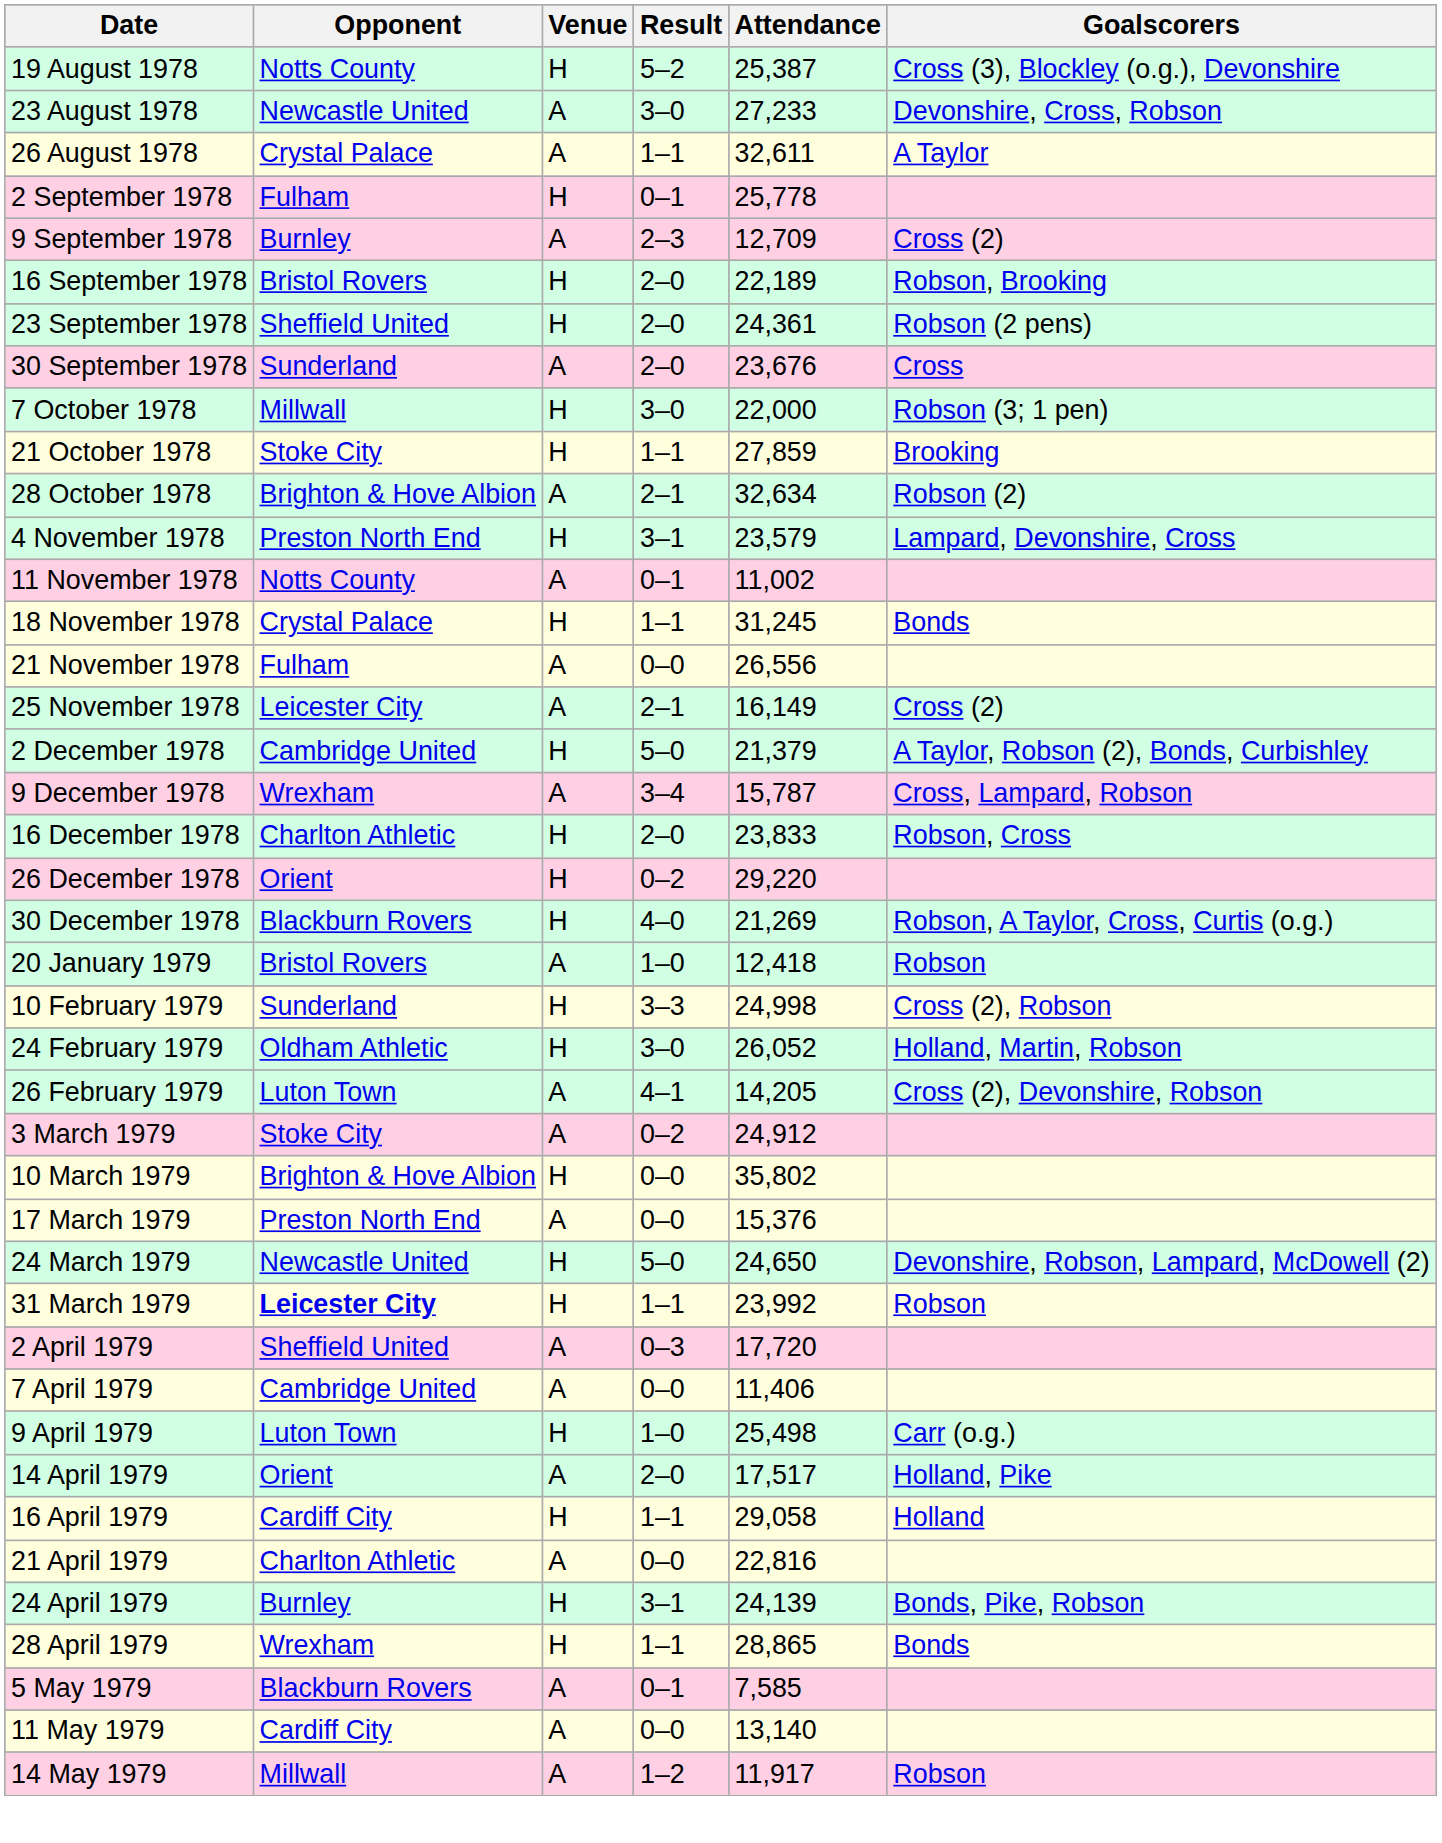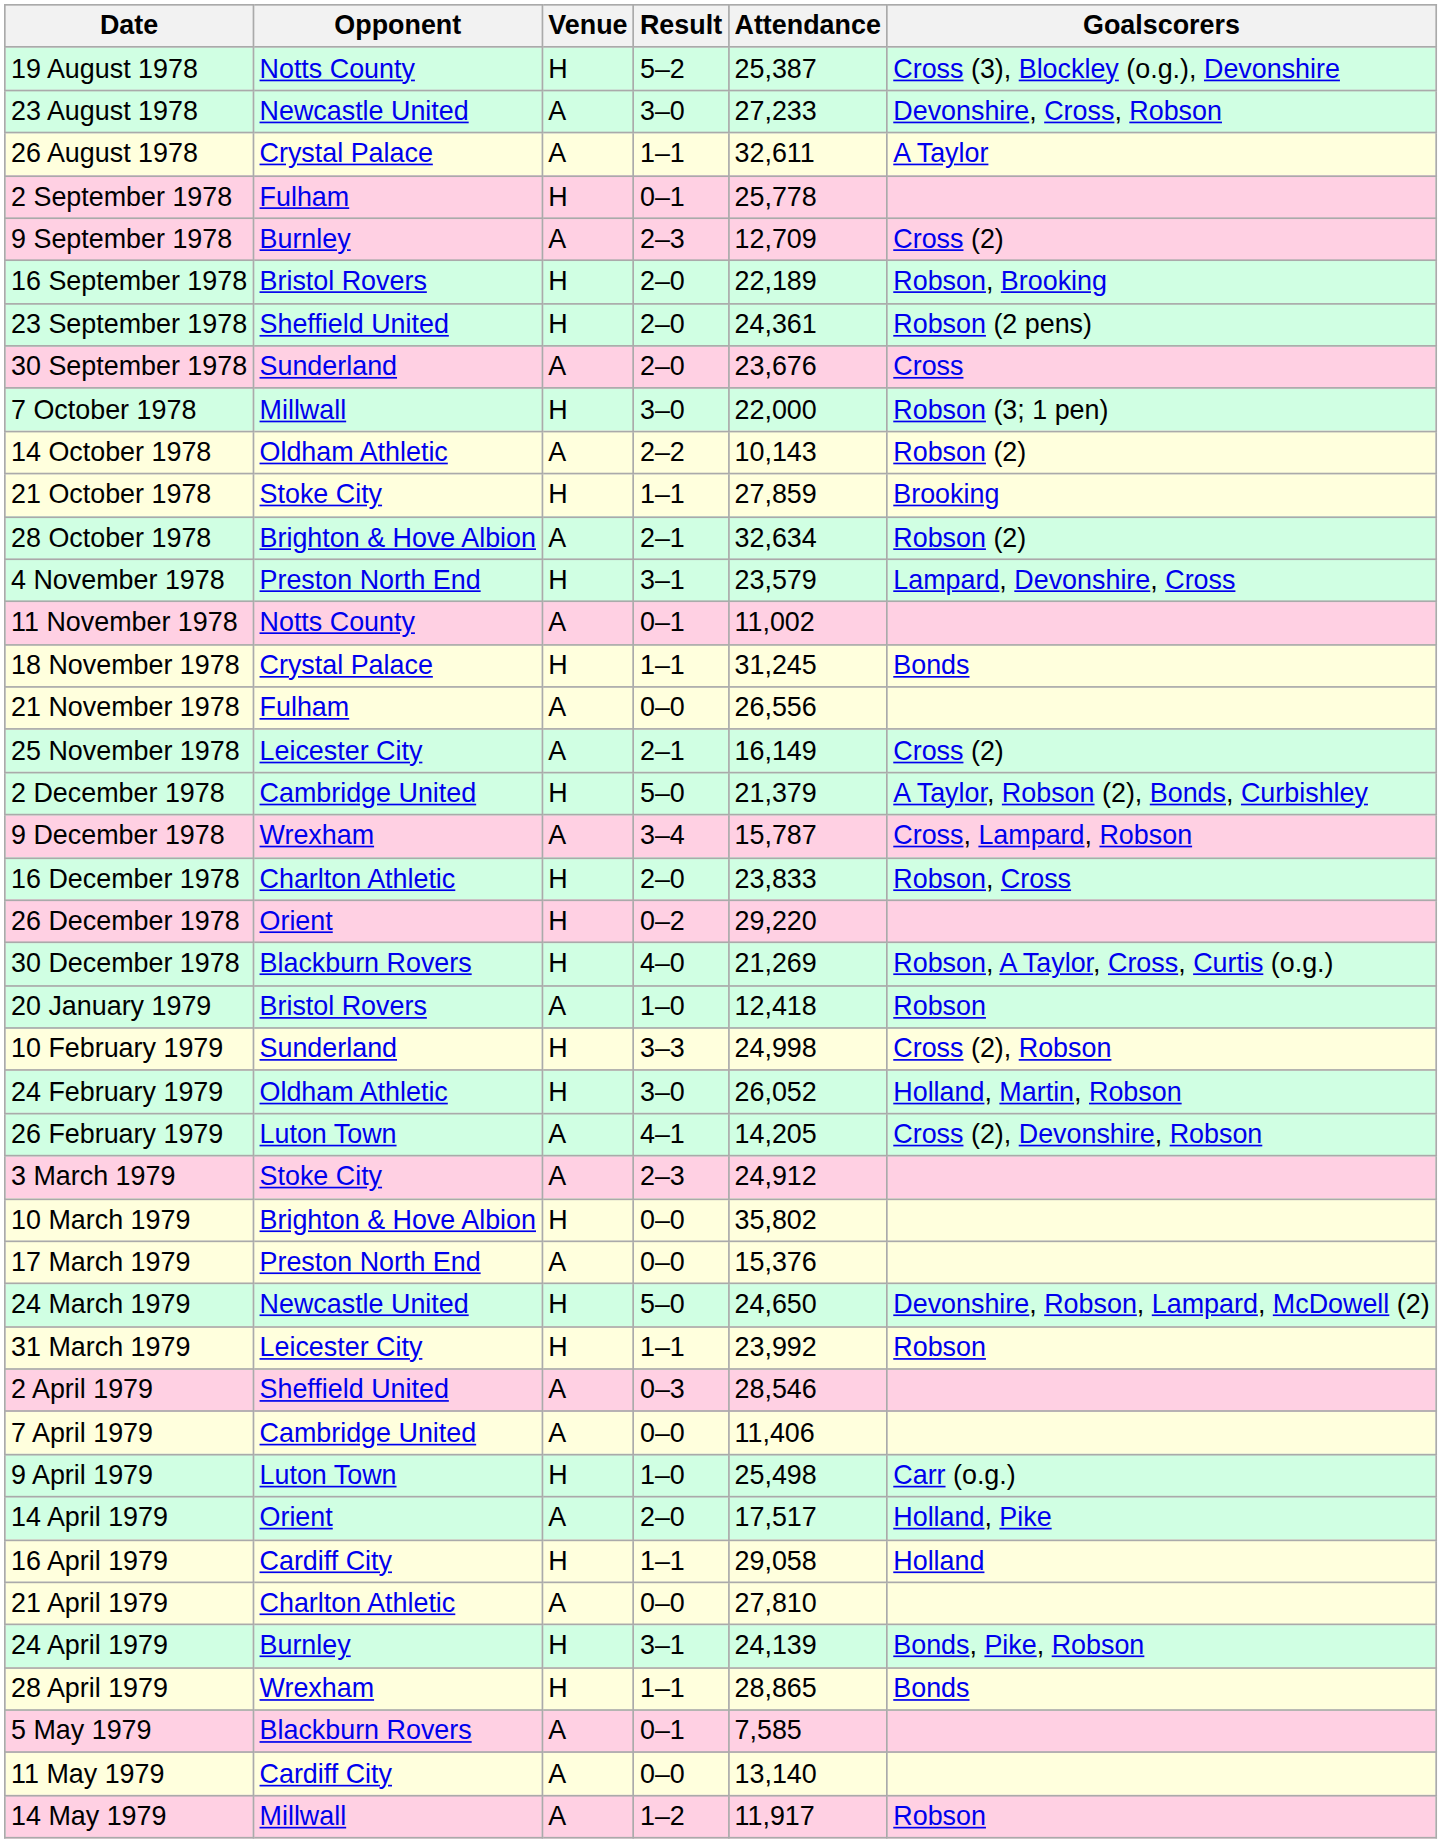+ row: (111, 452)
(662, 1134) 0–2 -> (662, 1176) 2–3
(348, 1304) bold -> (341, 1347) normal
(776, 1347) 17,720 -> (776, 1389) 28,546
(776, 1560) 22,816 -> (776, 1603) 27,810
